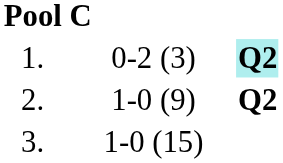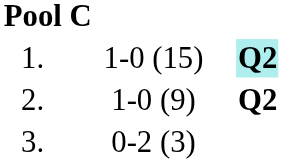(154, 57) 0-2 (3) -> (154, 57) 1-0 (15)
(154, 142) 1-0 (15) -> (154, 142) 0-2 (3)
